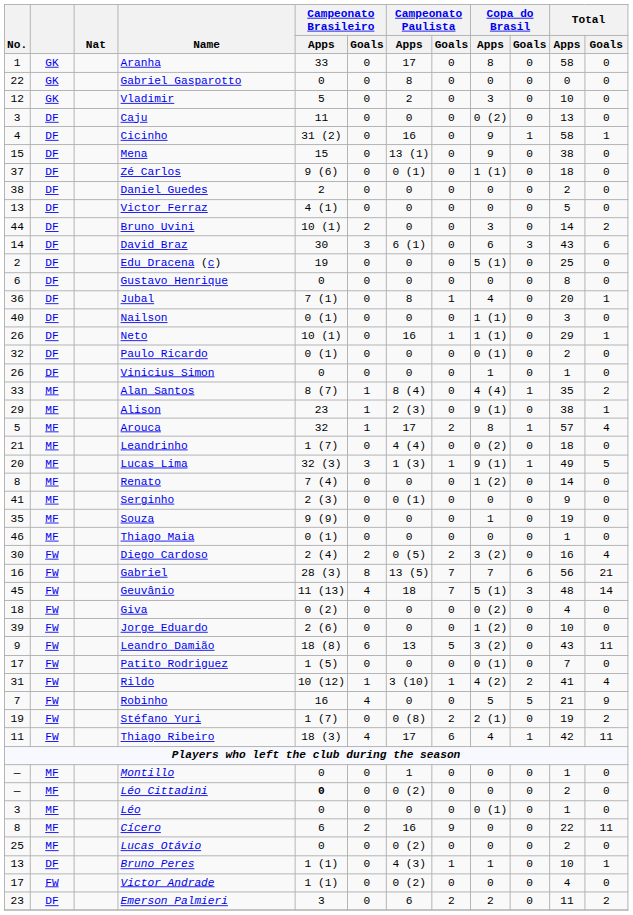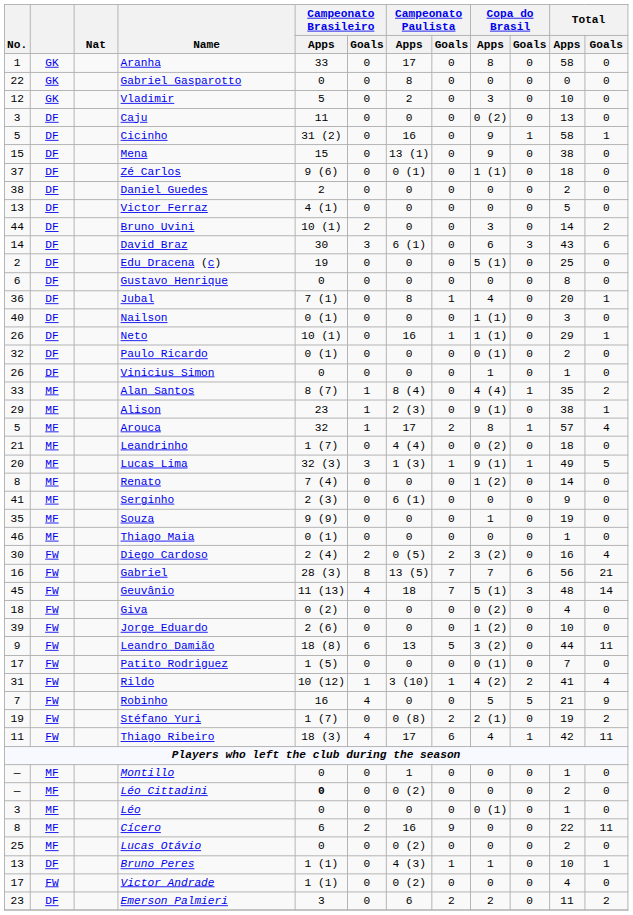(17, 136) 4 -> (17, 136) 5
(409, 500) 0 (1) -> (409, 500) 6 (1)
(567, 646) 43 -> (567, 646) 44
